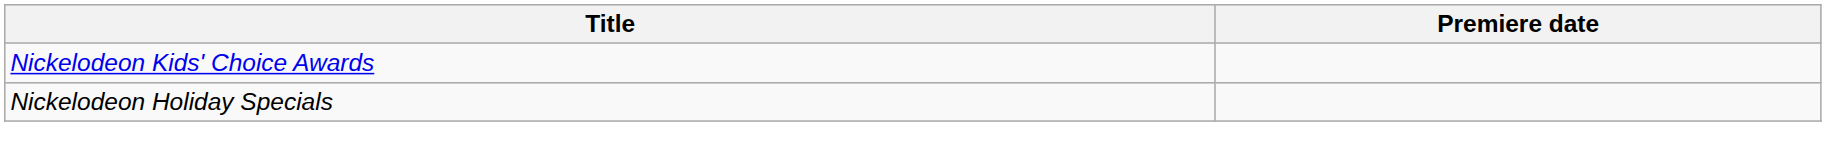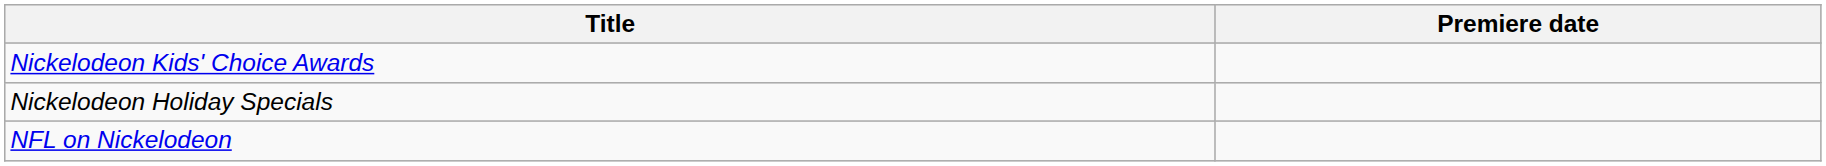+ row: (121, 140)
